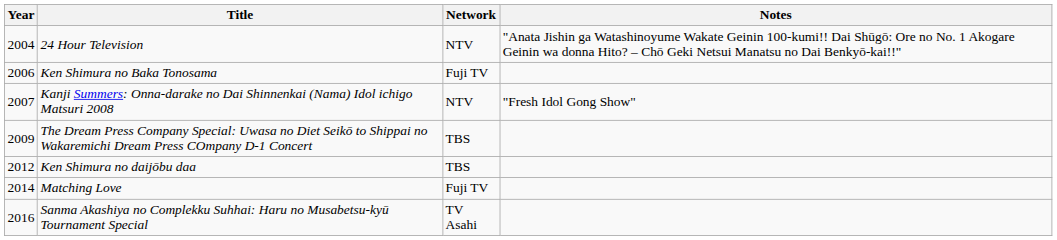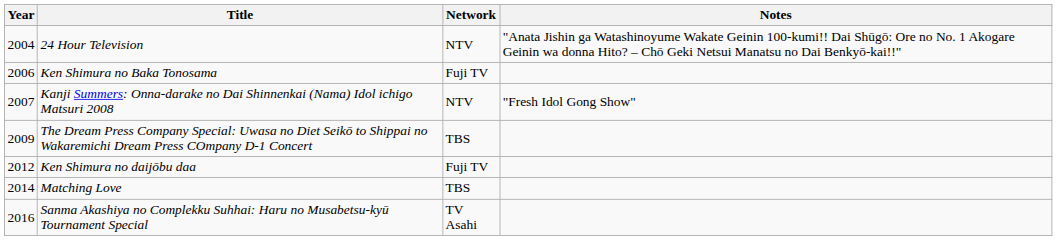(458, 167) TBS -> (467, 167) Fuji TV
(467, 188) Fuji TV -> (458, 188) TBS
